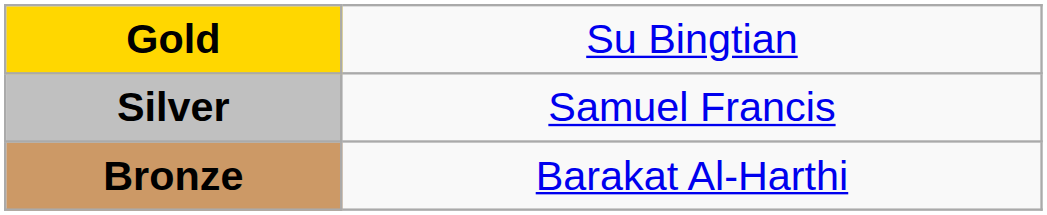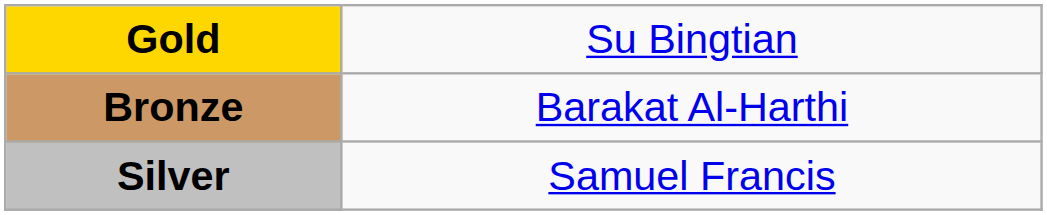rows swapped: (173, 106) <-> (173, 174)
